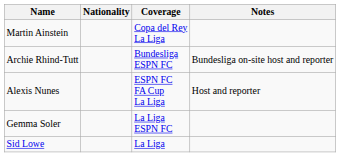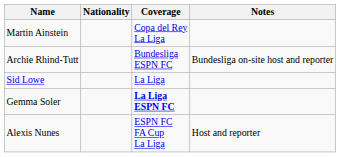rows swapped: (33, 91) <-> (25, 144)
(153, 123) normal -> (154, 101) bold
